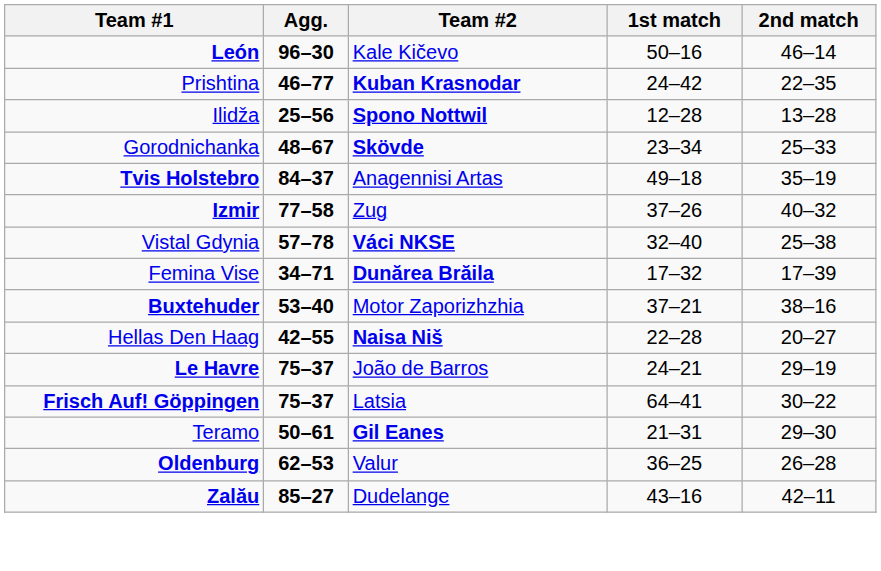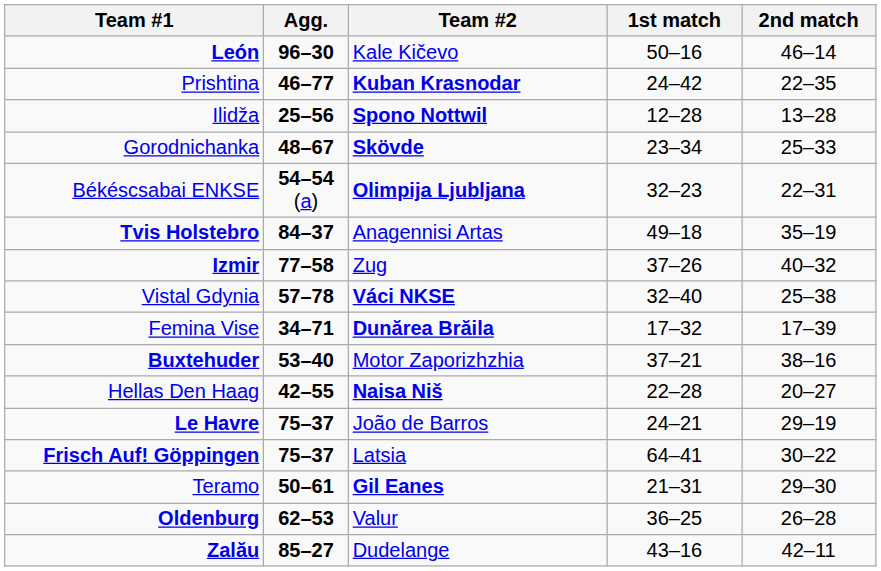+ row: (166, 190)
